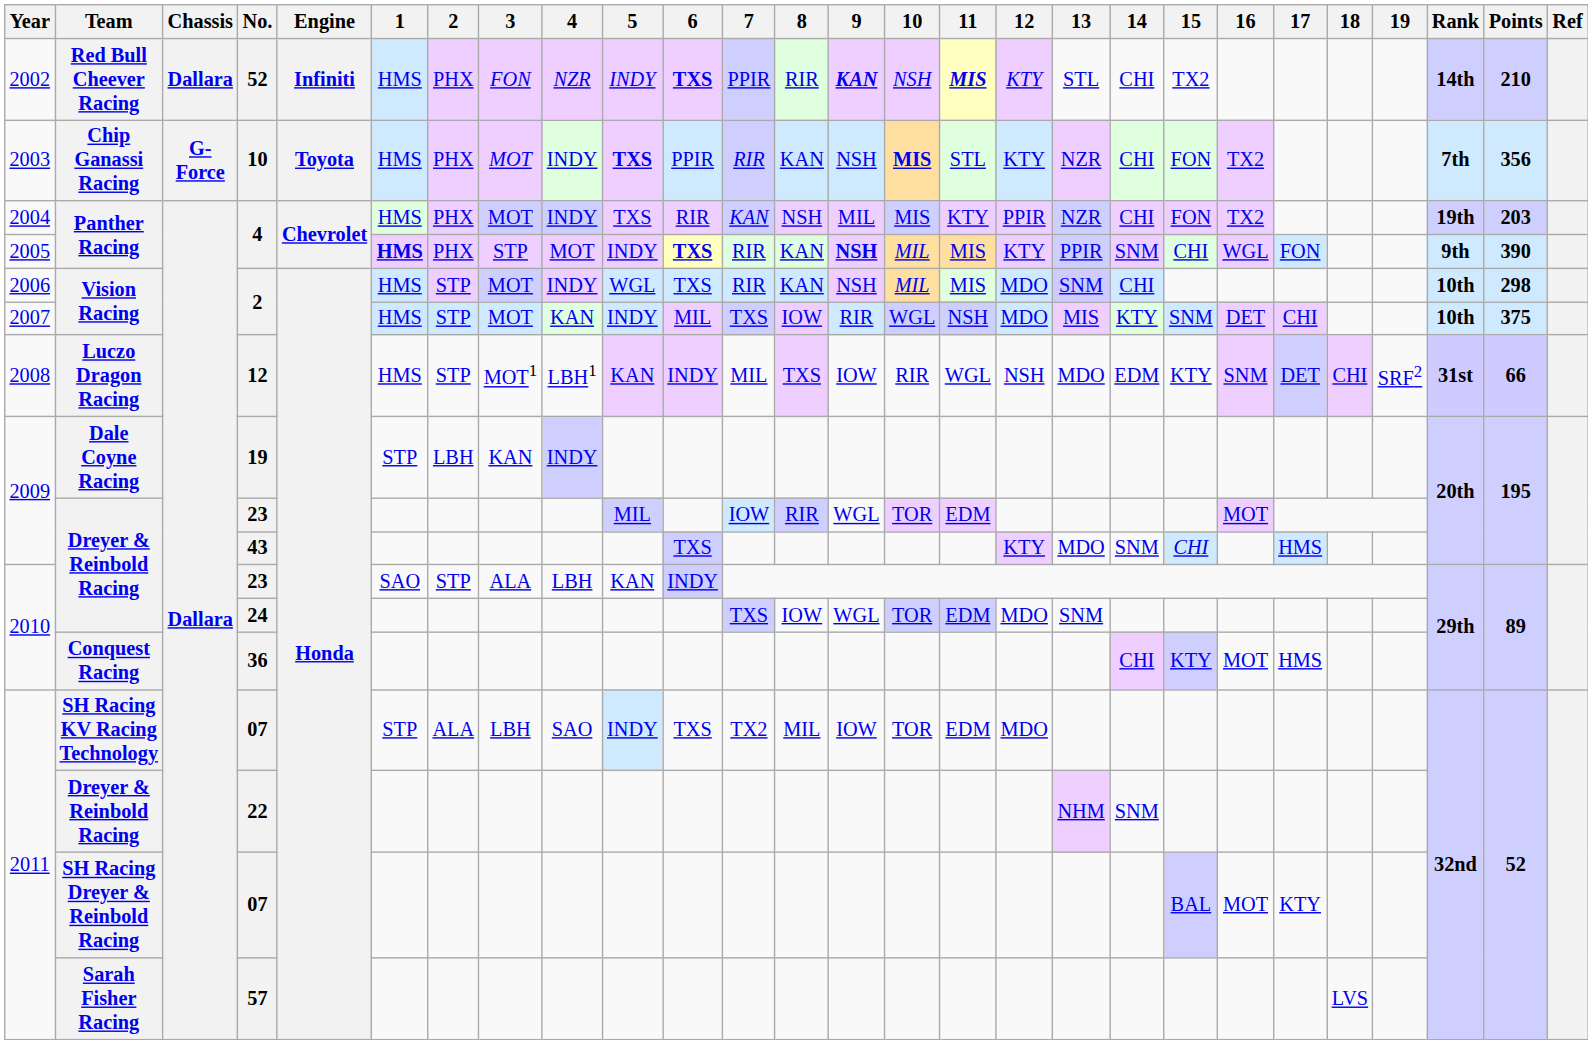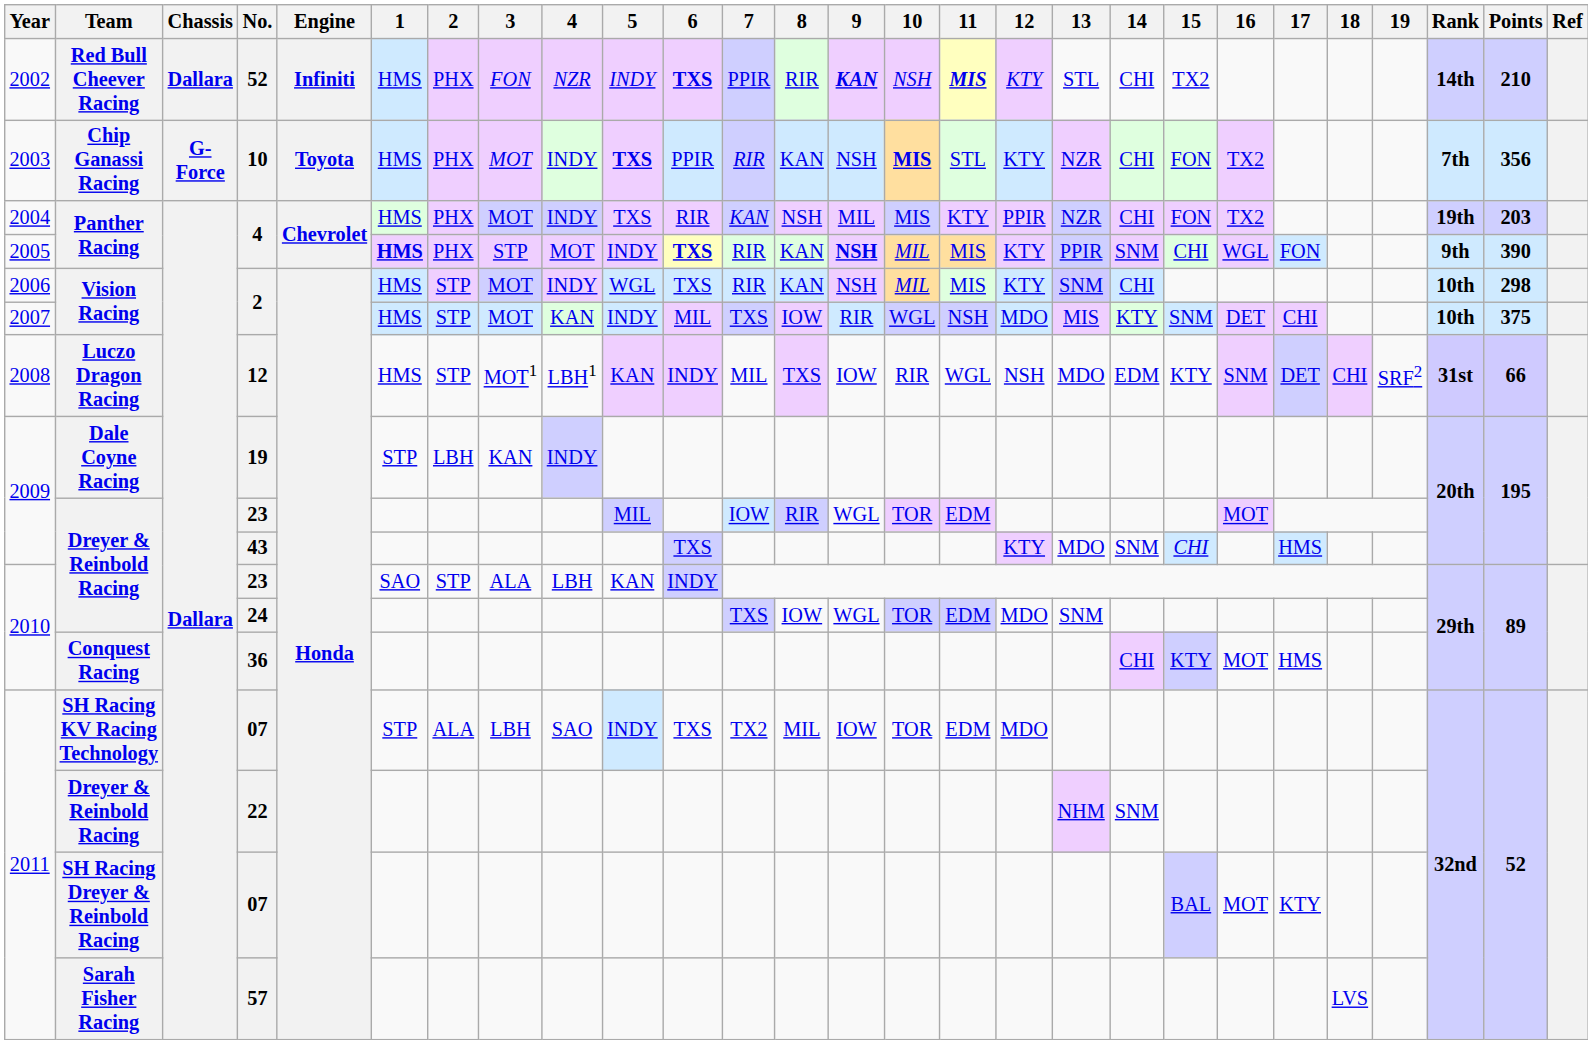(1024, 284) MDO -> (1024, 284) KTY
